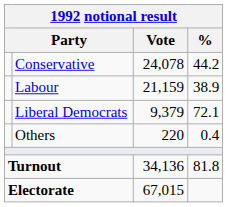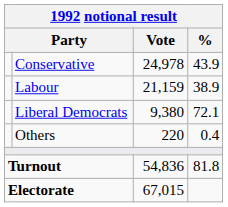(163, 64) 24,078 -> (163, 64) 24,978
(206, 64) 44.2 -> (206, 64) 43.9
(167, 111) 9,379 -> (167, 111) 9,380
(163, 166) 34,136 -> (163, 166) 54,836
